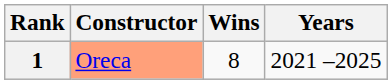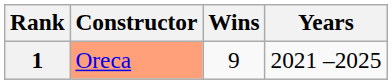(234, 60) 8 -> (234, 60) 9
